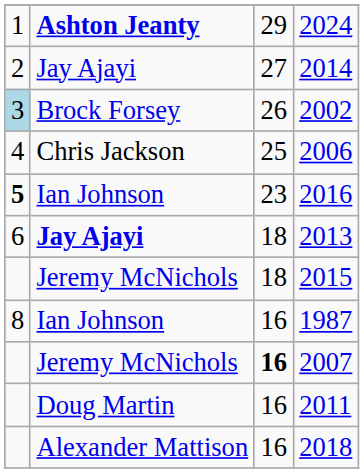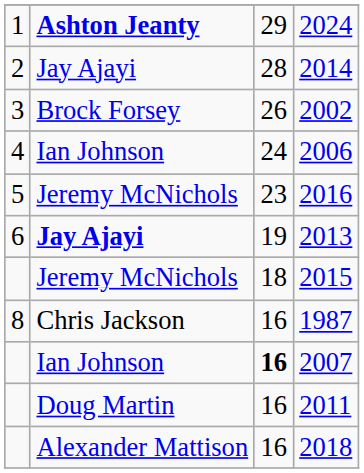(274, 67) 27 -> (274, 67) 28
(18, 109) lightblue background -> (18, 109) no background
(111, 151) Chris Jackson -> (100, 151) Ian Johnson
(274, 151) 25 -> (274, 151) 24
(18, 194) bold -> (18, 194) normal
(100, 194) Ian Johnson -> (137, 194) Jeremy McNichols
(274, 236) 18 -> (274, 236) 19
(100, 320) Ian Johnson -> (111, 320) Chris Jackson
(137, 362) Jeremy McNichols -> (100, 362) Ian Johnson
